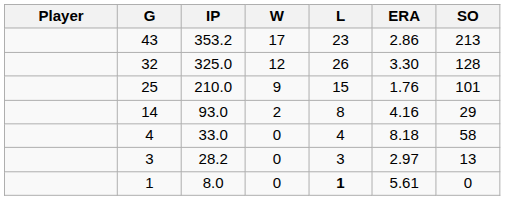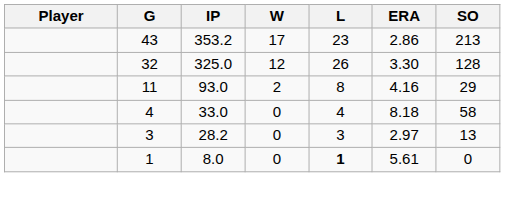- row: (213, 87)
(150, 111) 14 -> (150, 87) 11
